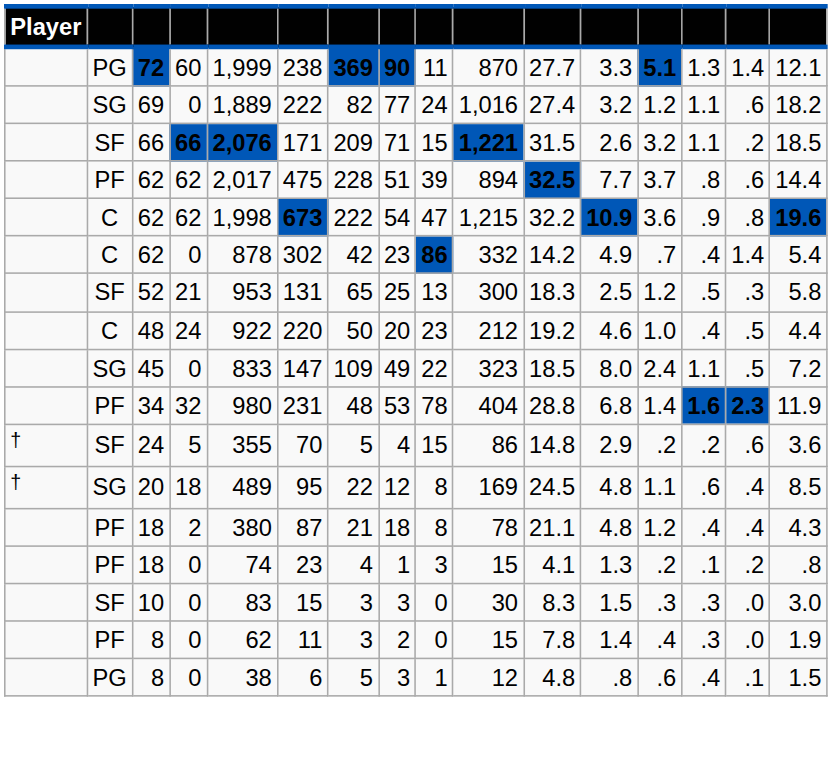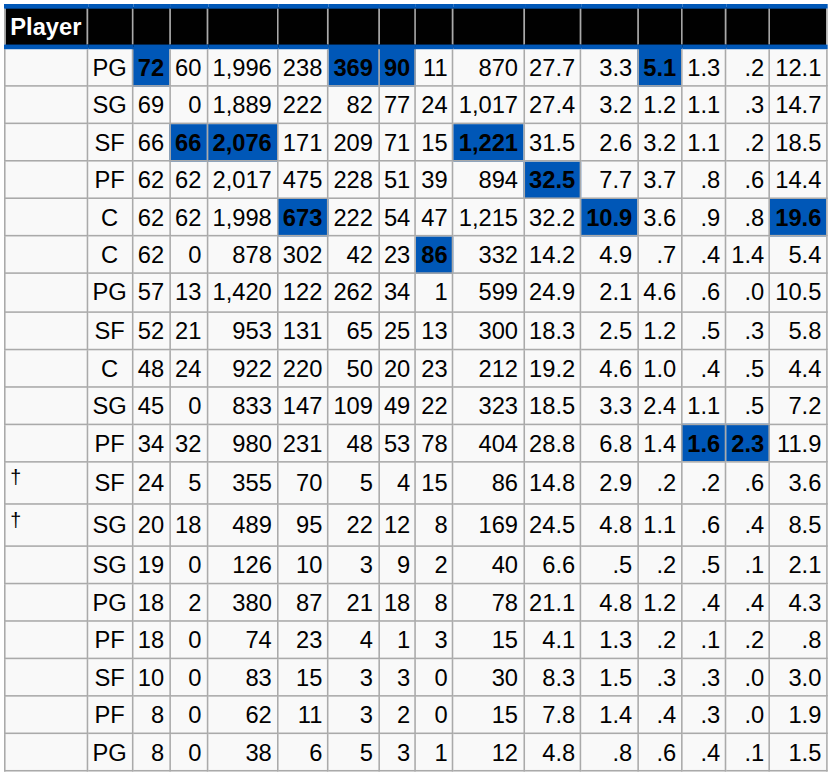(242, 68) 1,999 -> (242, 68) 1,996
(748, 68) 1.4 -> (754, 68) .2
(488, 105) 1,016 -> (488, 105) 1,017
(754, 105) .6 -> (754, 105) .3
(798, 105) 18.2 -> (798, 105) 14.7
+ row: (151, 293)
(616, 368) 8.0 -> (616, 405) 3.3
+ row: (151, 565)
(110, 528) PF -> (110, 603) PG
